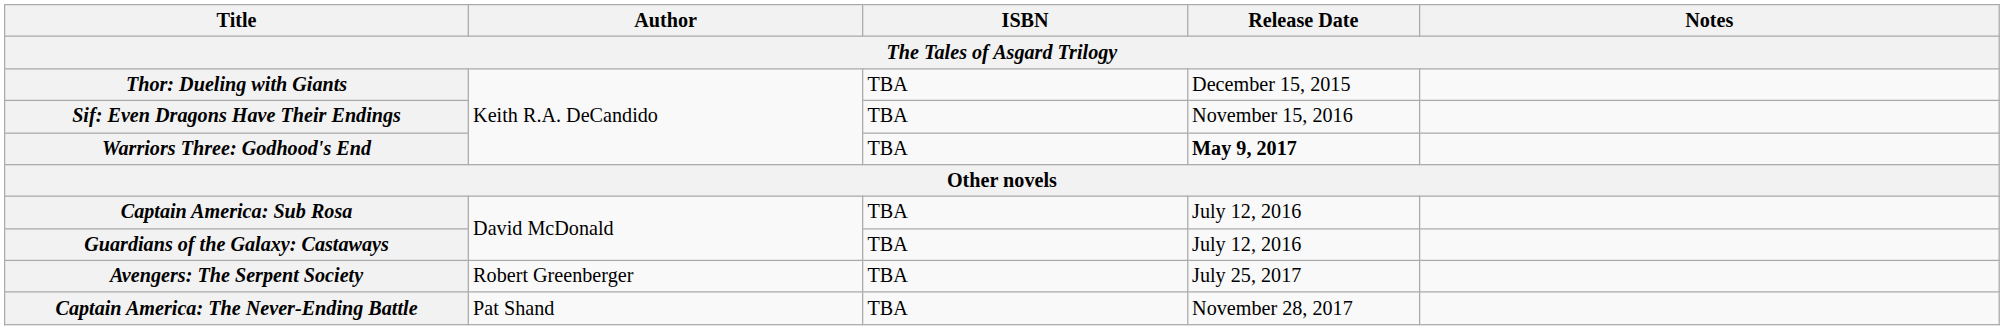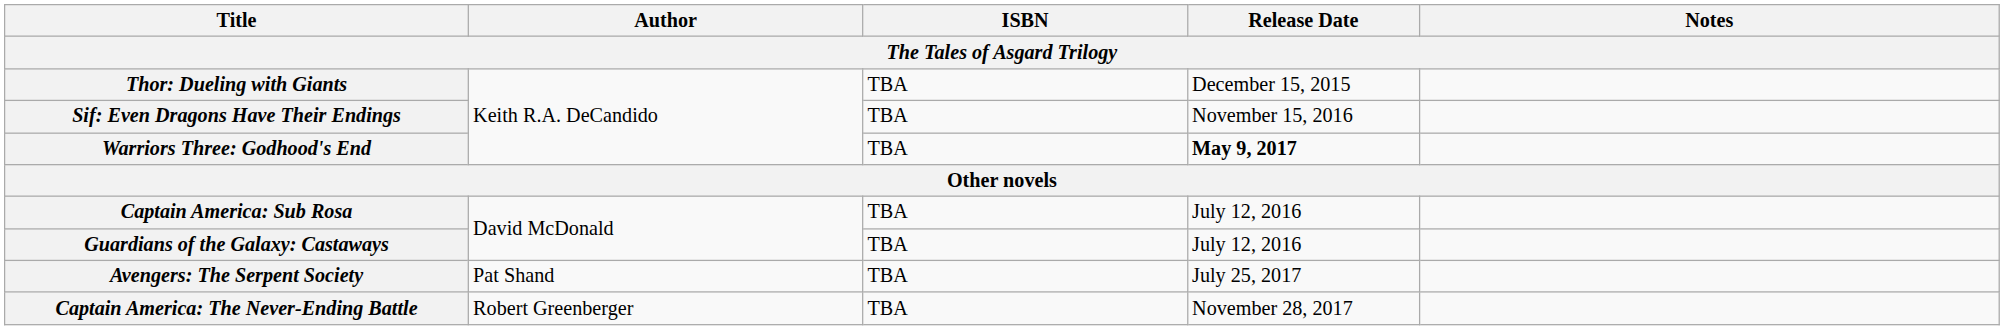(553, 276) Robert Greenberger -> (514, 276) Pat Shand
(514, 308) Pat Shand -> (553, 308) Robert Greenberger
